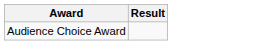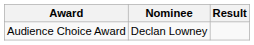+ column: (169, 13)
